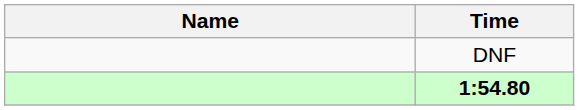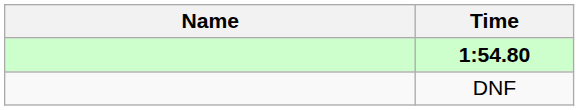rows swapped: (494, 88) <-> (494, 54)
